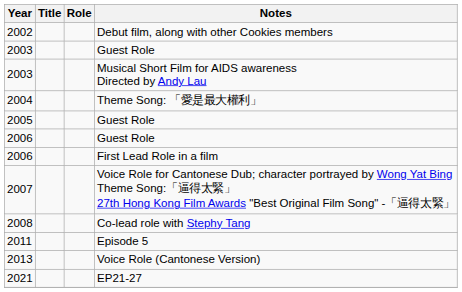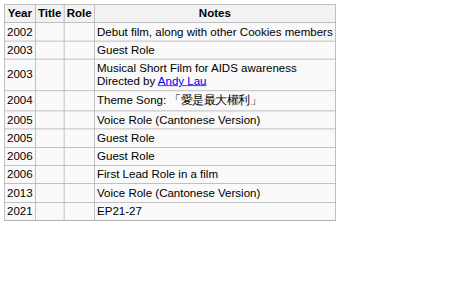+ row: (20, 120)
- row: (20, 190)
- row: (20, 223)
- row: (19, 241)
